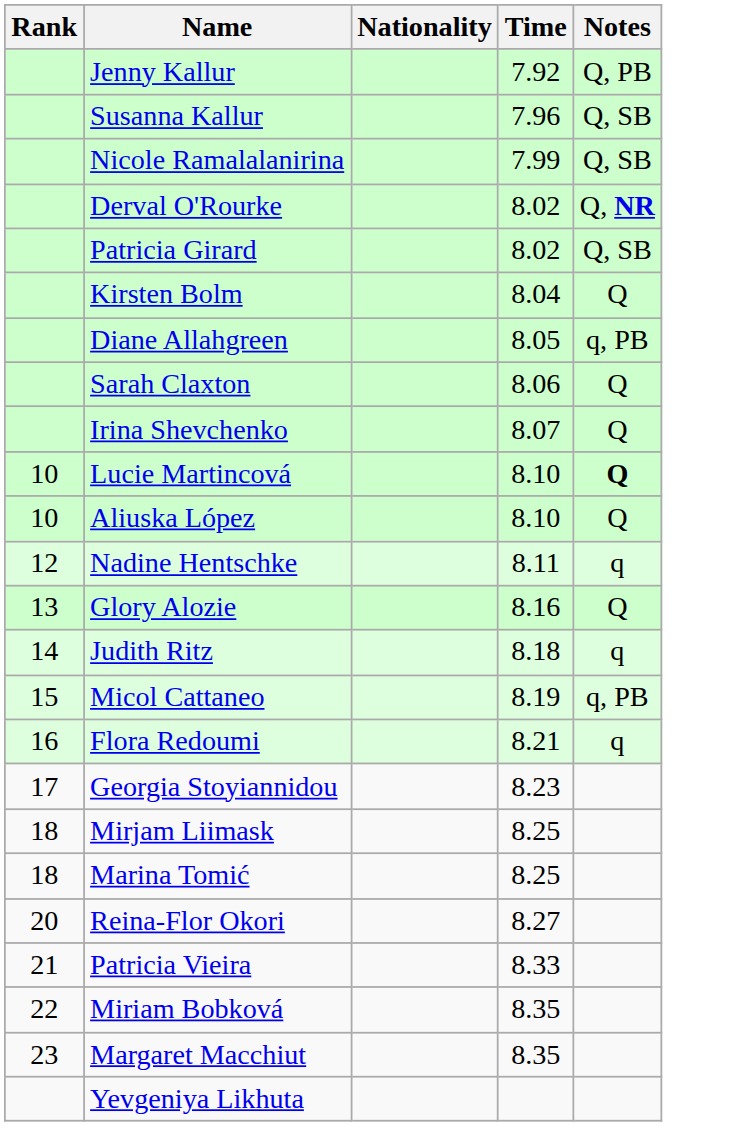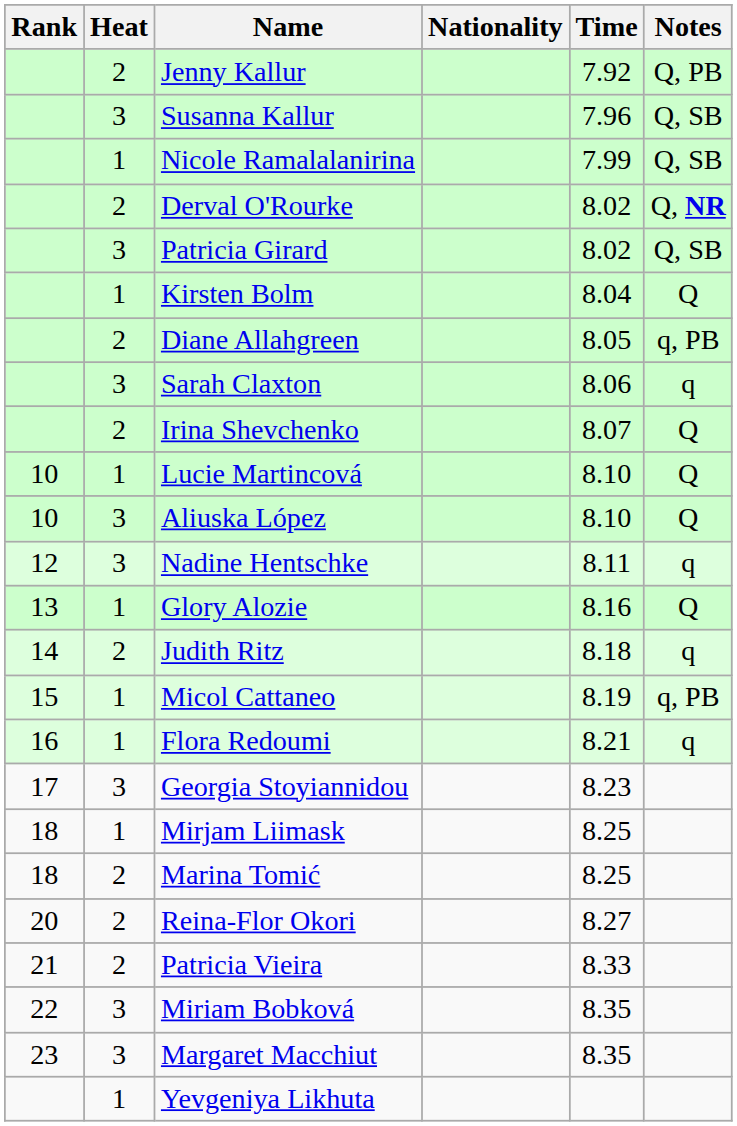+ column: (119, 26)
(617, 384) Q -> (688, 384) q
(617, 473) bold -> (688, 473) normal
